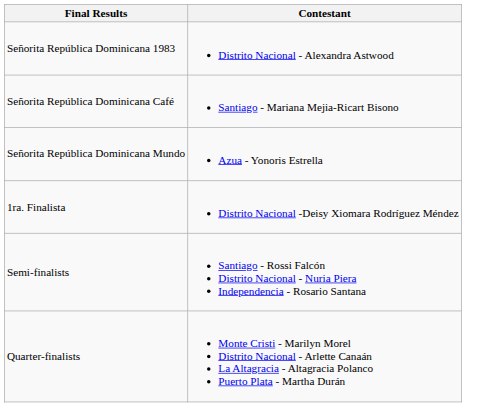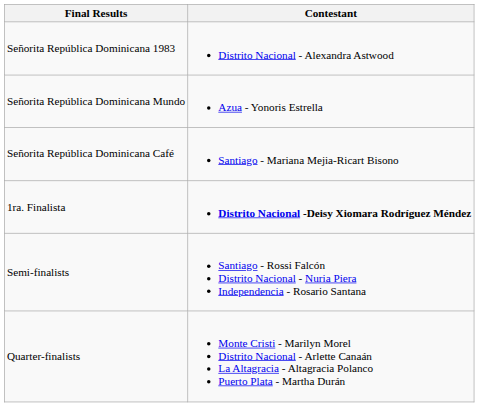rows swapped: (96, 154) <-> (90, 101)
(325, 213) normal -> (331, 213) bold
